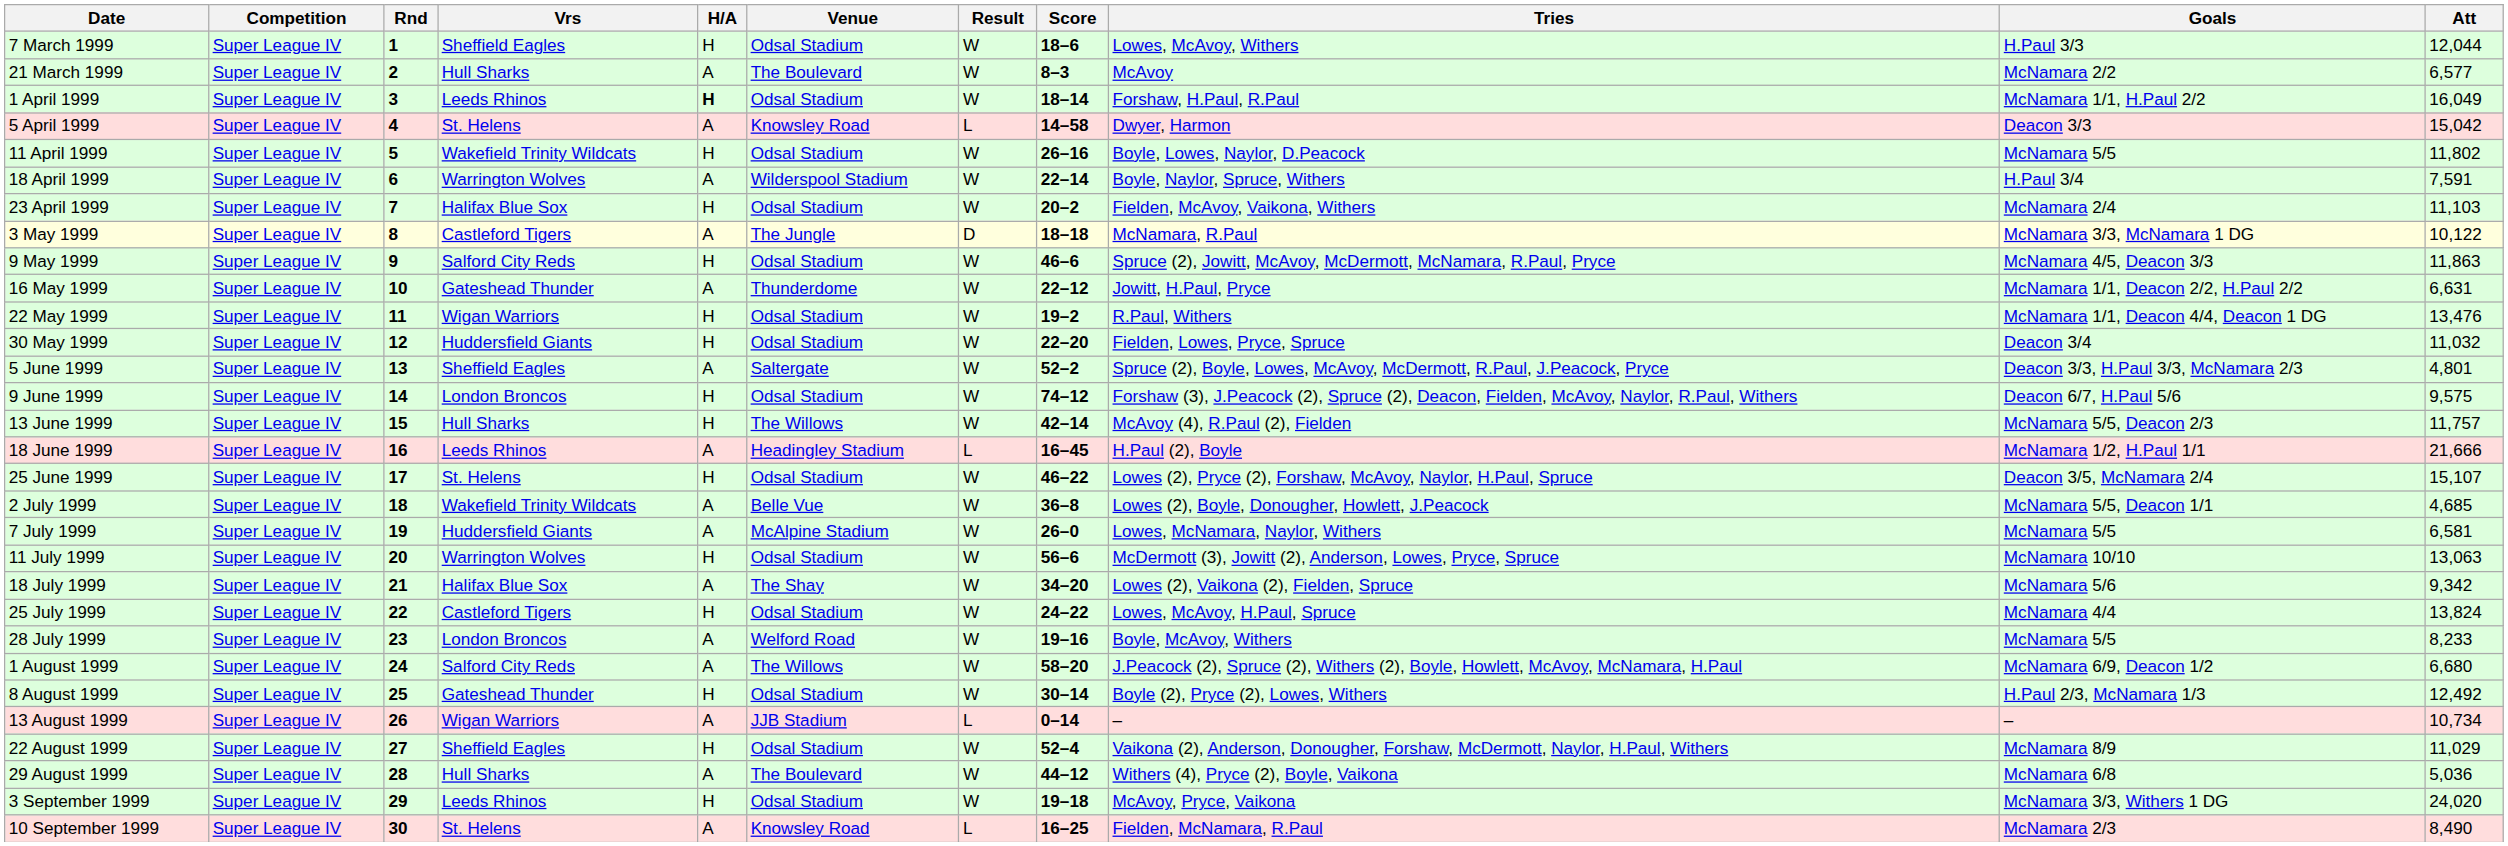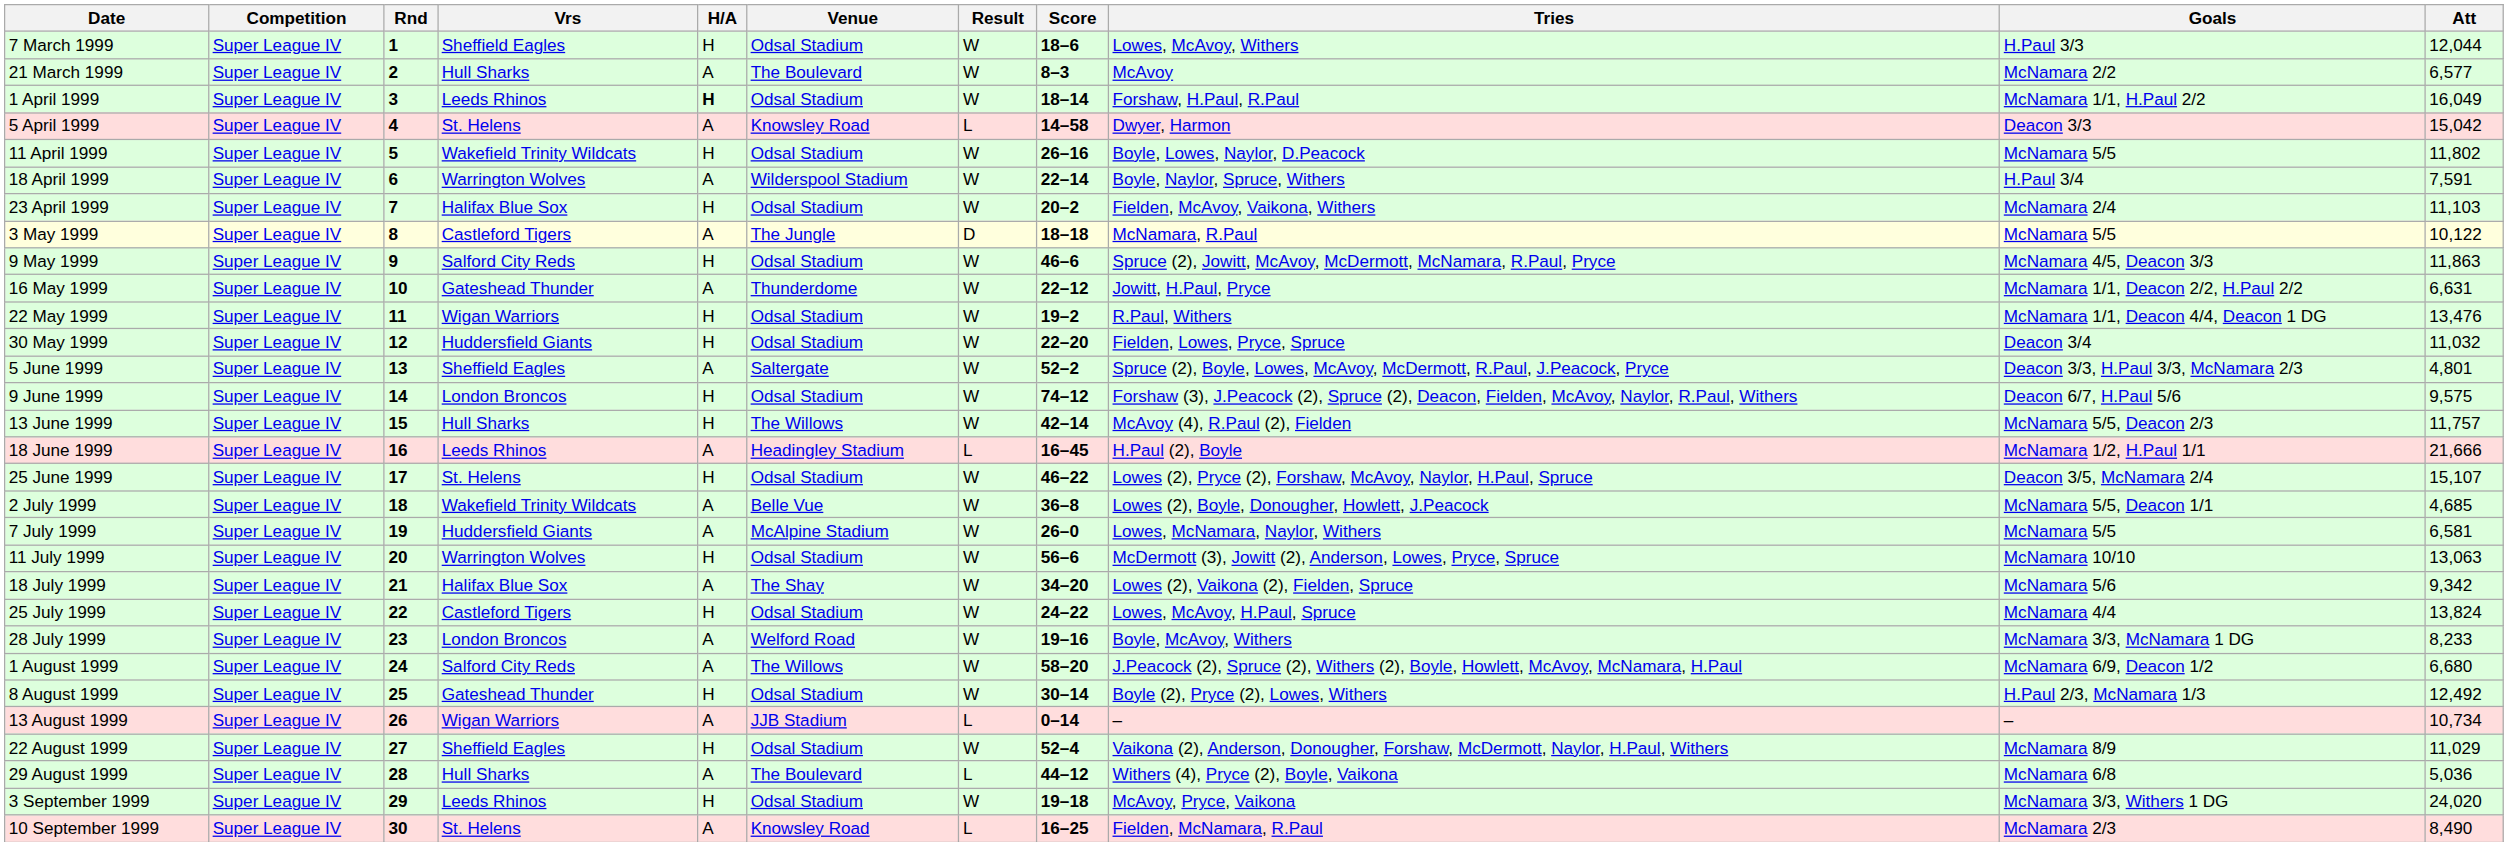(2129, 234) McNamara 3/3, McNamara 1 DG -> (2060, 234) McNamara 5/5
(2060, 639) McNamara 5/5 -> (2129, 639) McNamara 3/3, McNamara 1 DG
(971, 774) W -> (968, 774) L
